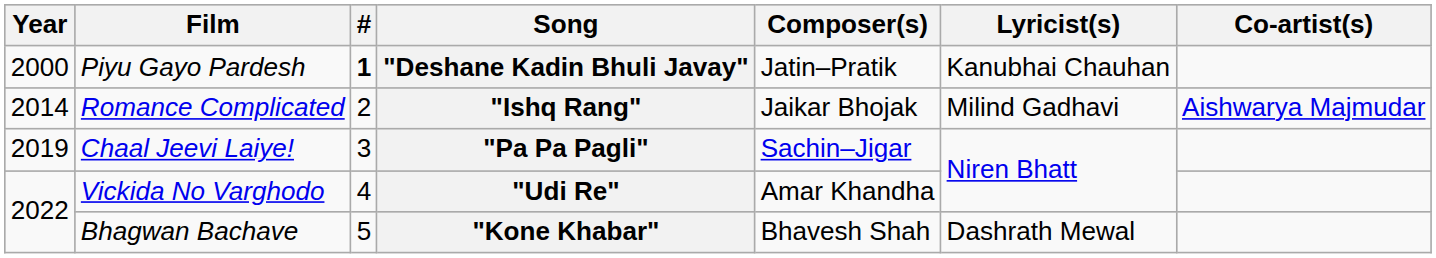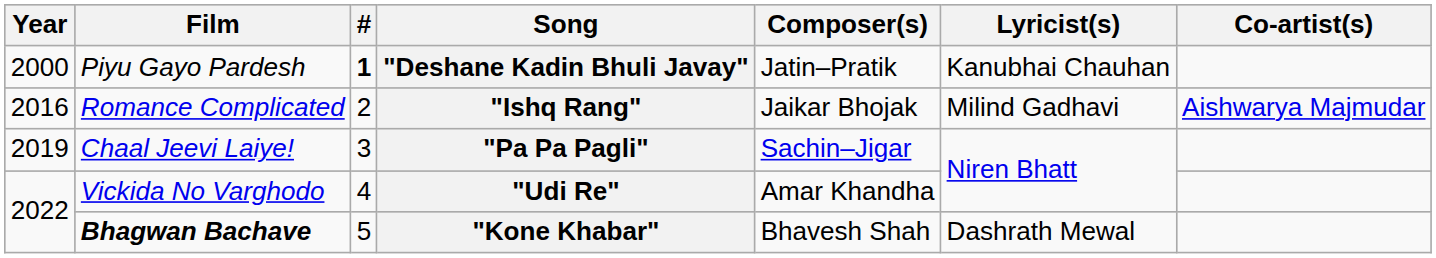(40, 107) 2014 -> (40, 107) 2016
(190, 231) normal -> (196, 231) bold
